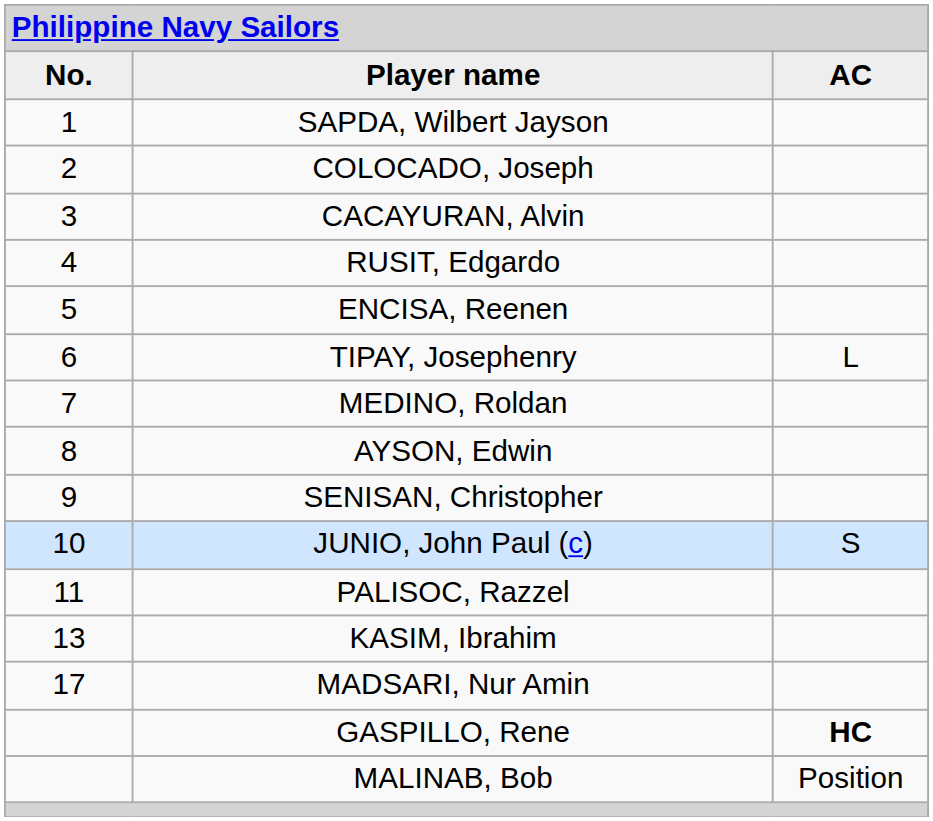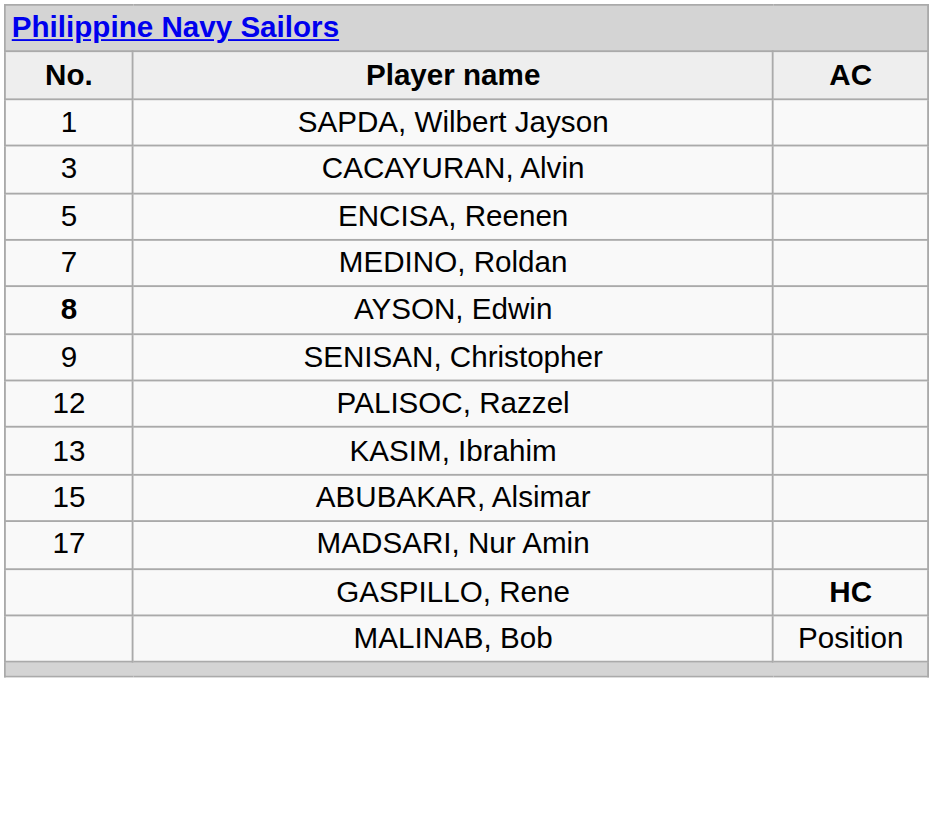- row: (453, 168)
- row: (453, 262)
- row: (453, 356)
(69, 450) normal -> (69, 309) bold
- row: (453, 544)
(69, 591) 11 -> (69, 403) 12
+ row: (453, 497)
